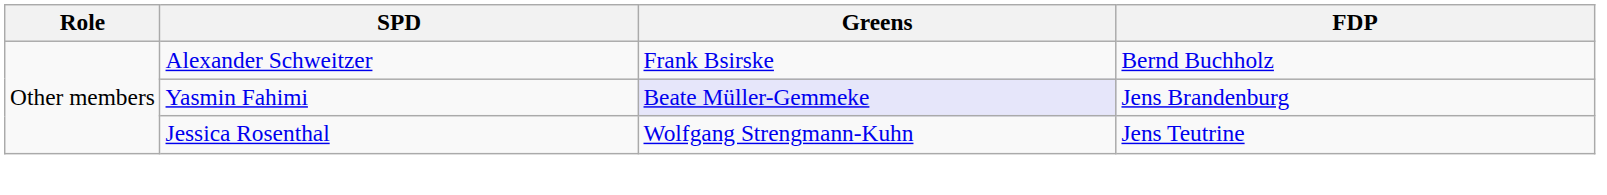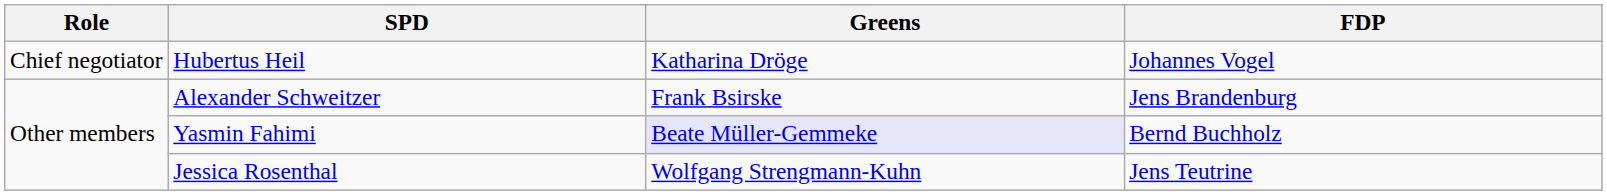+ row: (239, 60)
(1198, 60) Bernd Buchholz -> (1213, 97) Jens Brandenburg
(1205, 97) Jens Brandenburg -> (1206, 134) Bernd Buchholz
